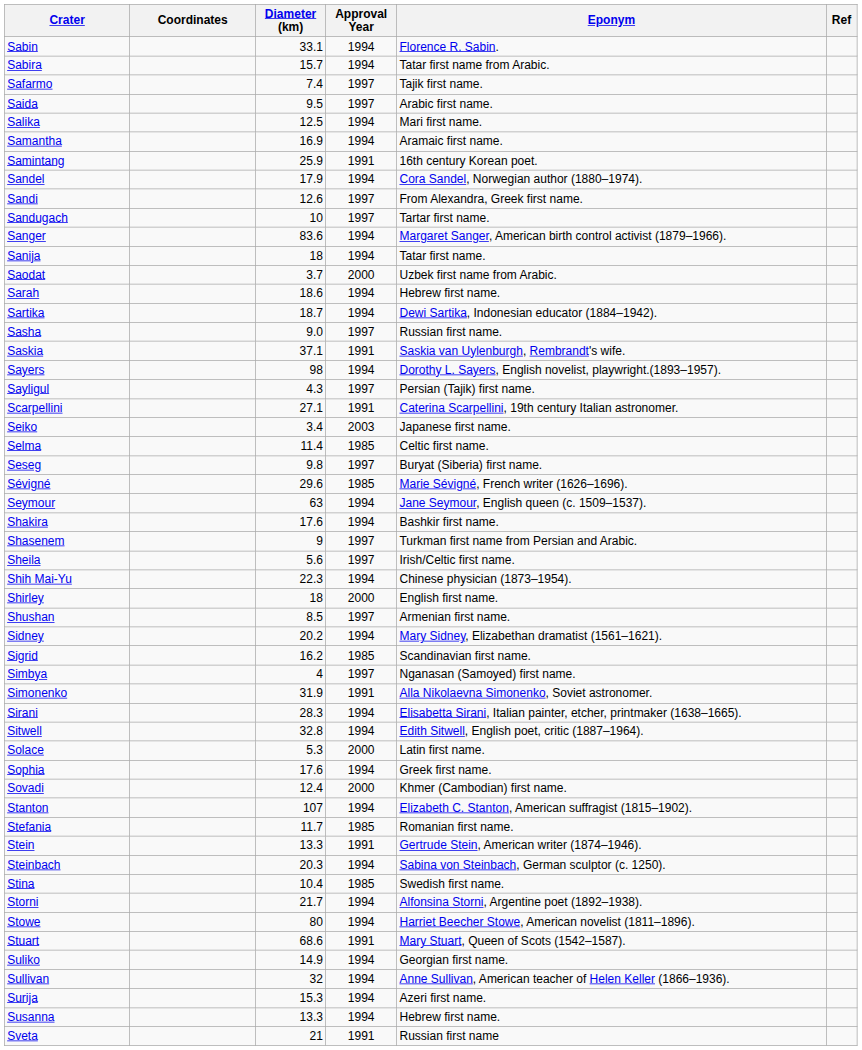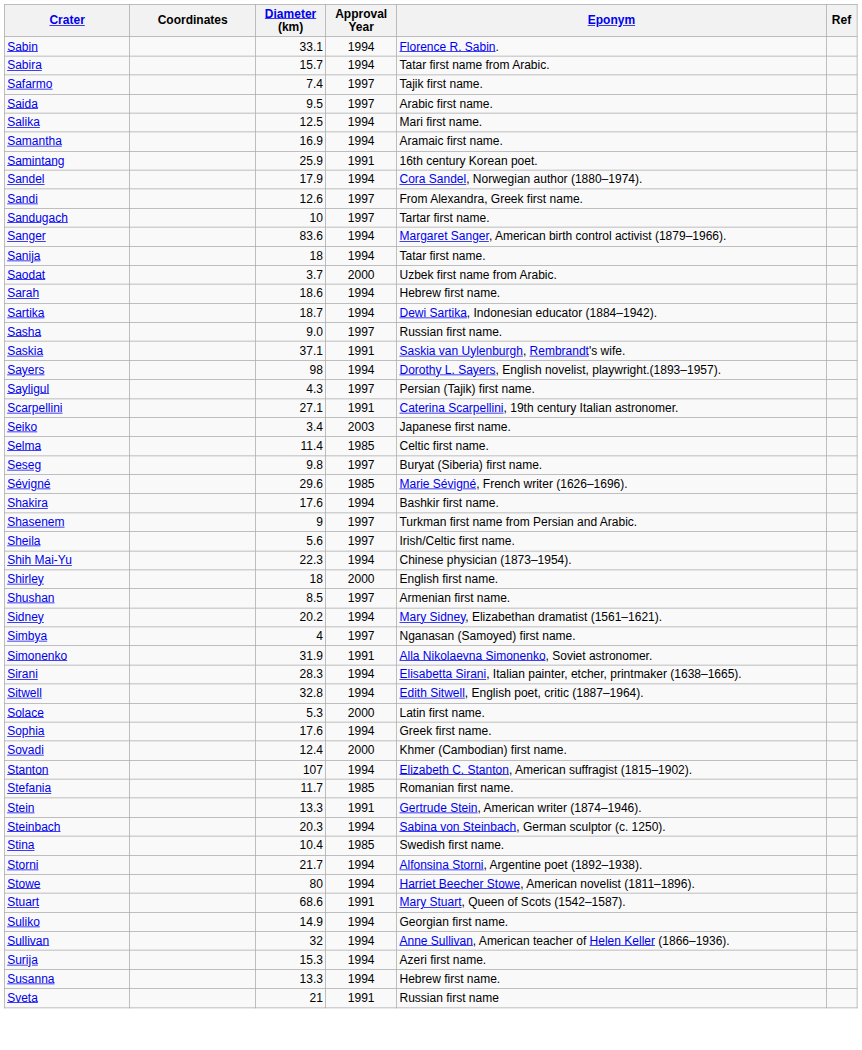- row: (31, 503)
- row: (22, 655)
